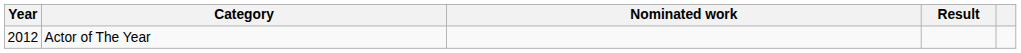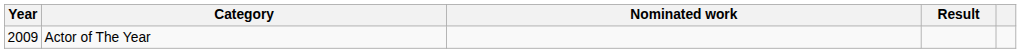(23, 37) 2012 -> (23, 37) 2009
